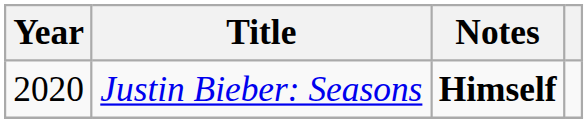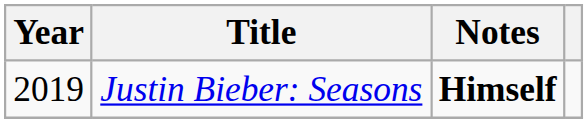(49, 88) 2020 -> (49, 88) 2019
